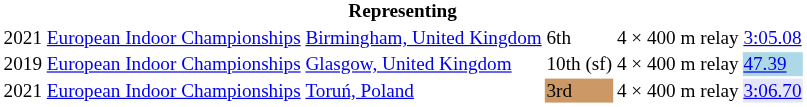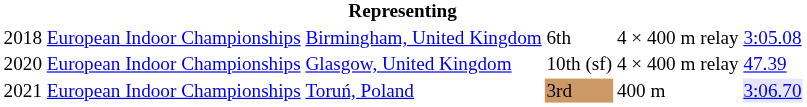(23, 37) 2021 -> (23, 37) 2018
(23, 64) 2019 -> (23, 64) 2020
(765, 64) lightblue background -> (765, 64) no background
(678, 90) 4 × 400 m relay -> (641, 90) 400 m
